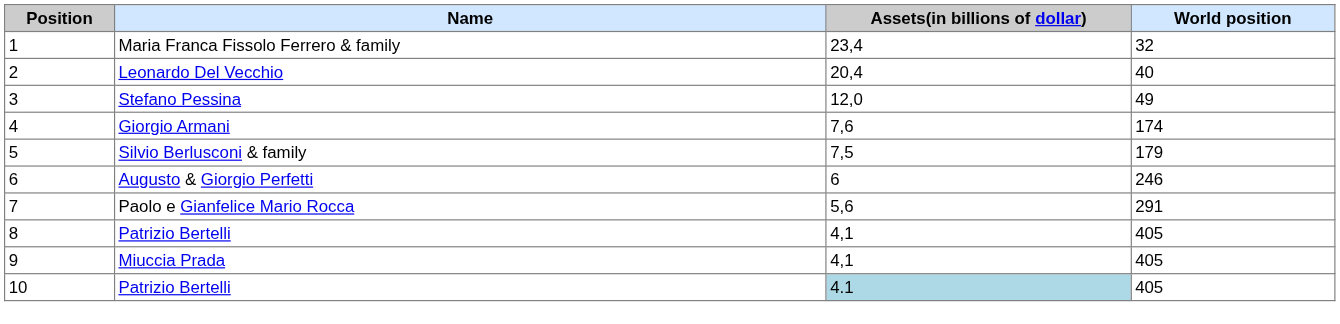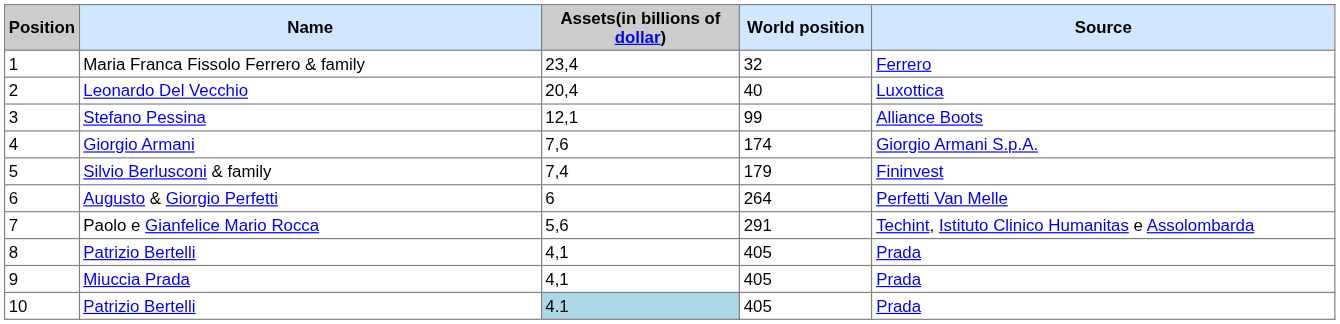+ column: (1103, 27)
(847, 99) 12,0 -> (562, 117) 12,1
(1145, 99) 49 -> (753, 117) 99
(842, 153) 7,5 -> (557, 171) 7,4
(1149, 180) 246 -> (758, 198) 264
